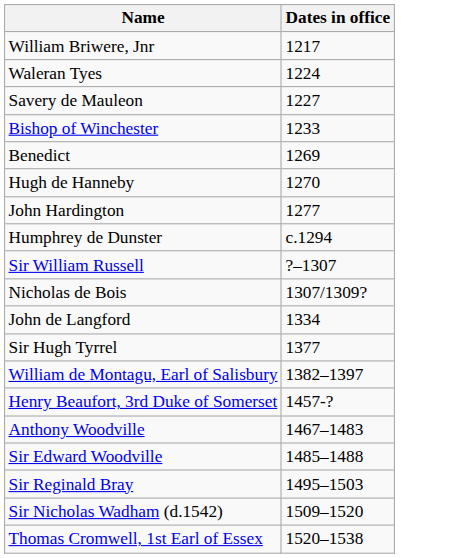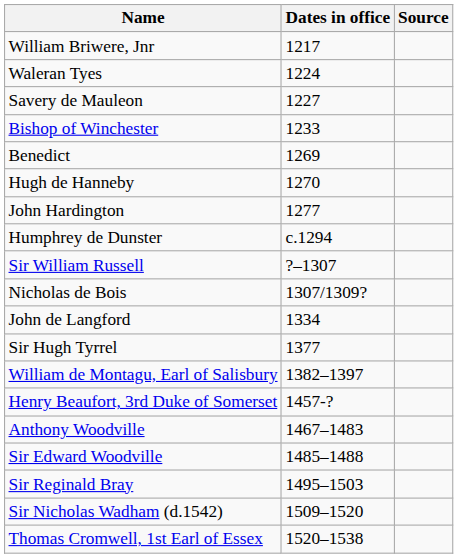+ column: (423, 18)
